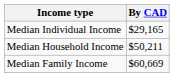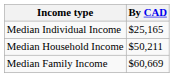(146, 30) $29,165 -> (146, 30) $25,165
